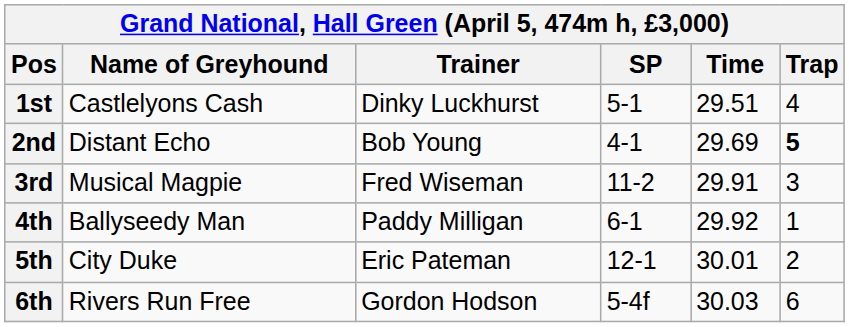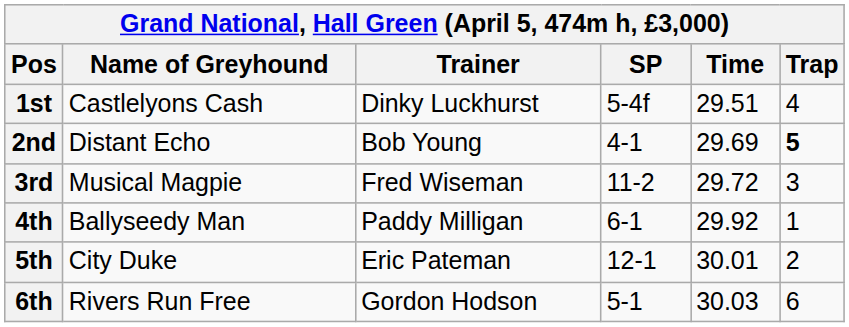(625, 103) 5-1 -> (628, 103) 5-4f
(727, 182) 29.91 -> (727, 182) 29.72
(628, 301) 5-4f -> (625, 301) 5-1
